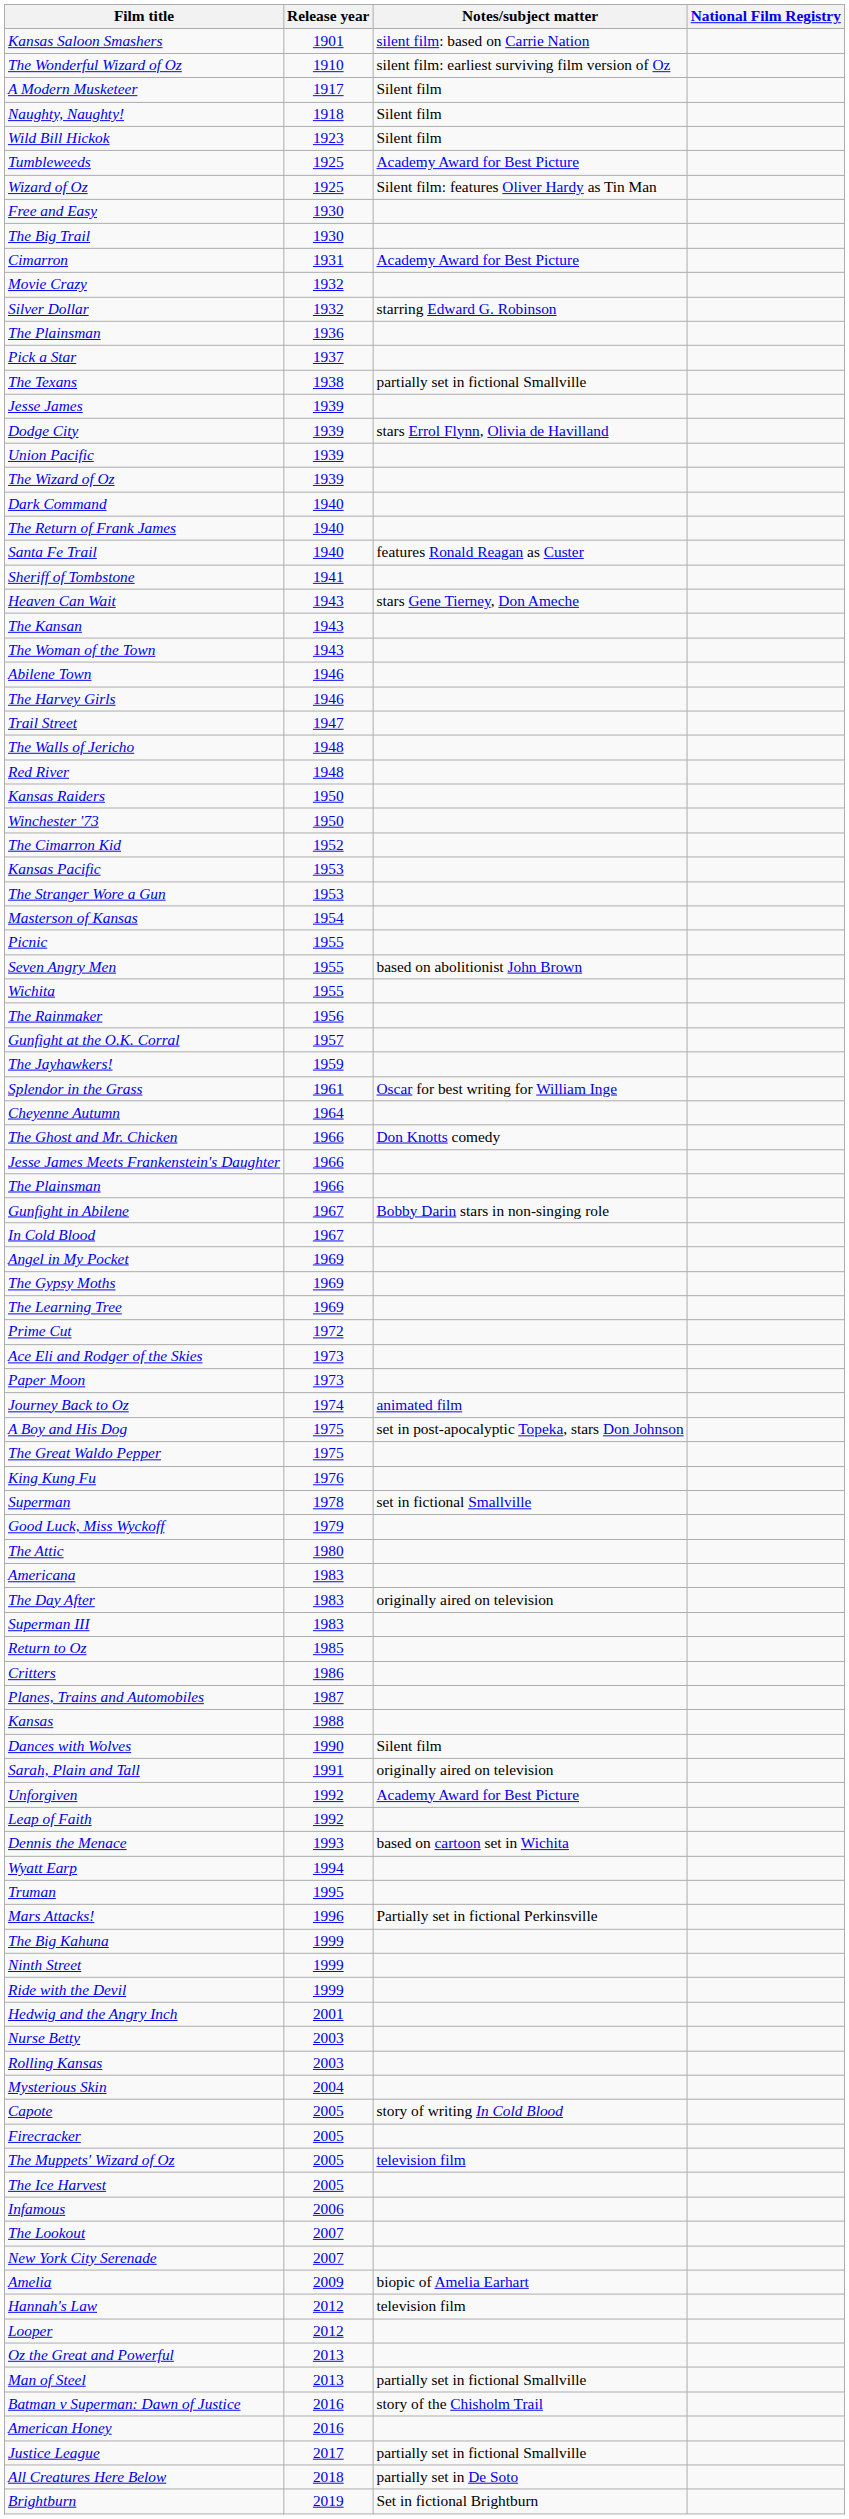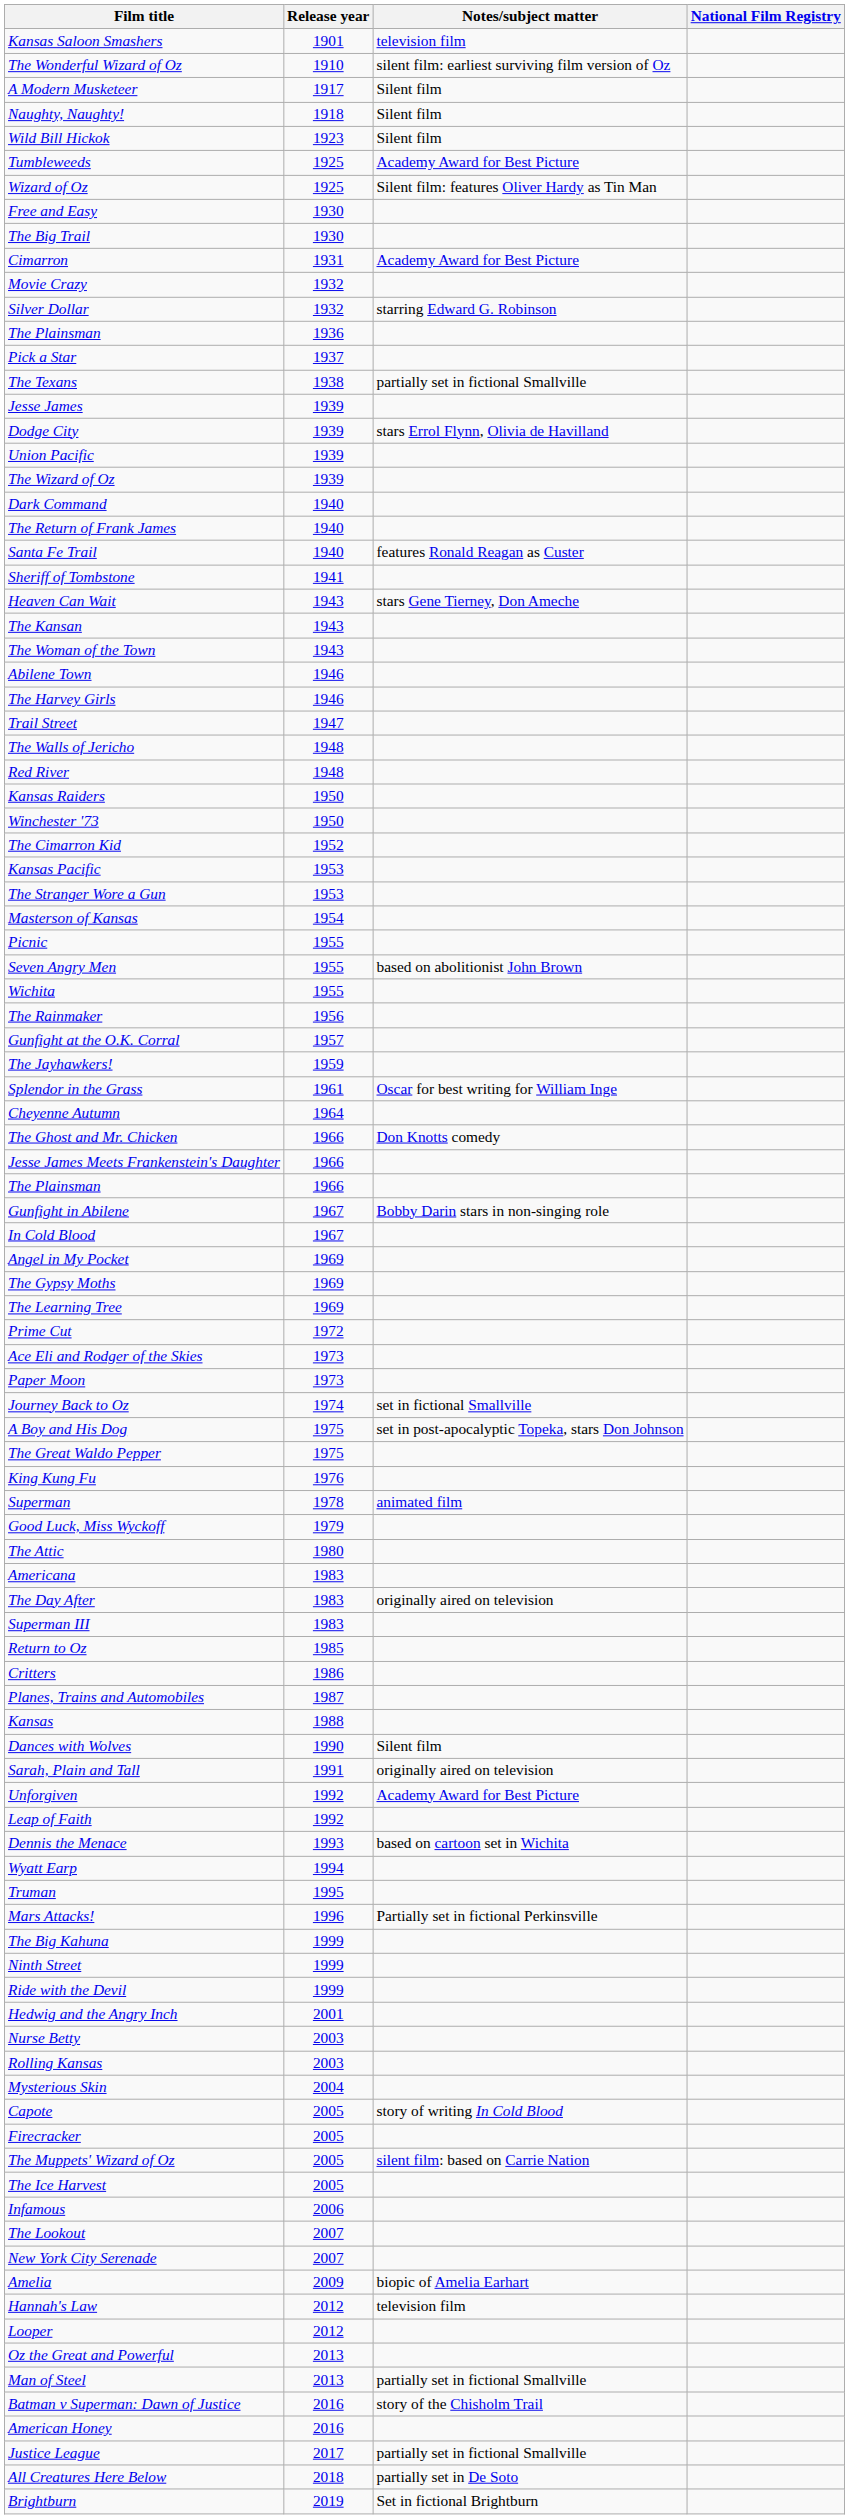(483, 41) silent film: based on Carrie Nation -> (421, 41) television film
(419, 1405) animated film -> (454, 1405) set in fictional Smallville
(454, 1502) set in fictional Smallville -> (419, 1502) animated film
(421, 2160) television film -> (483, 2160) silent film: based on Carrie Nation
